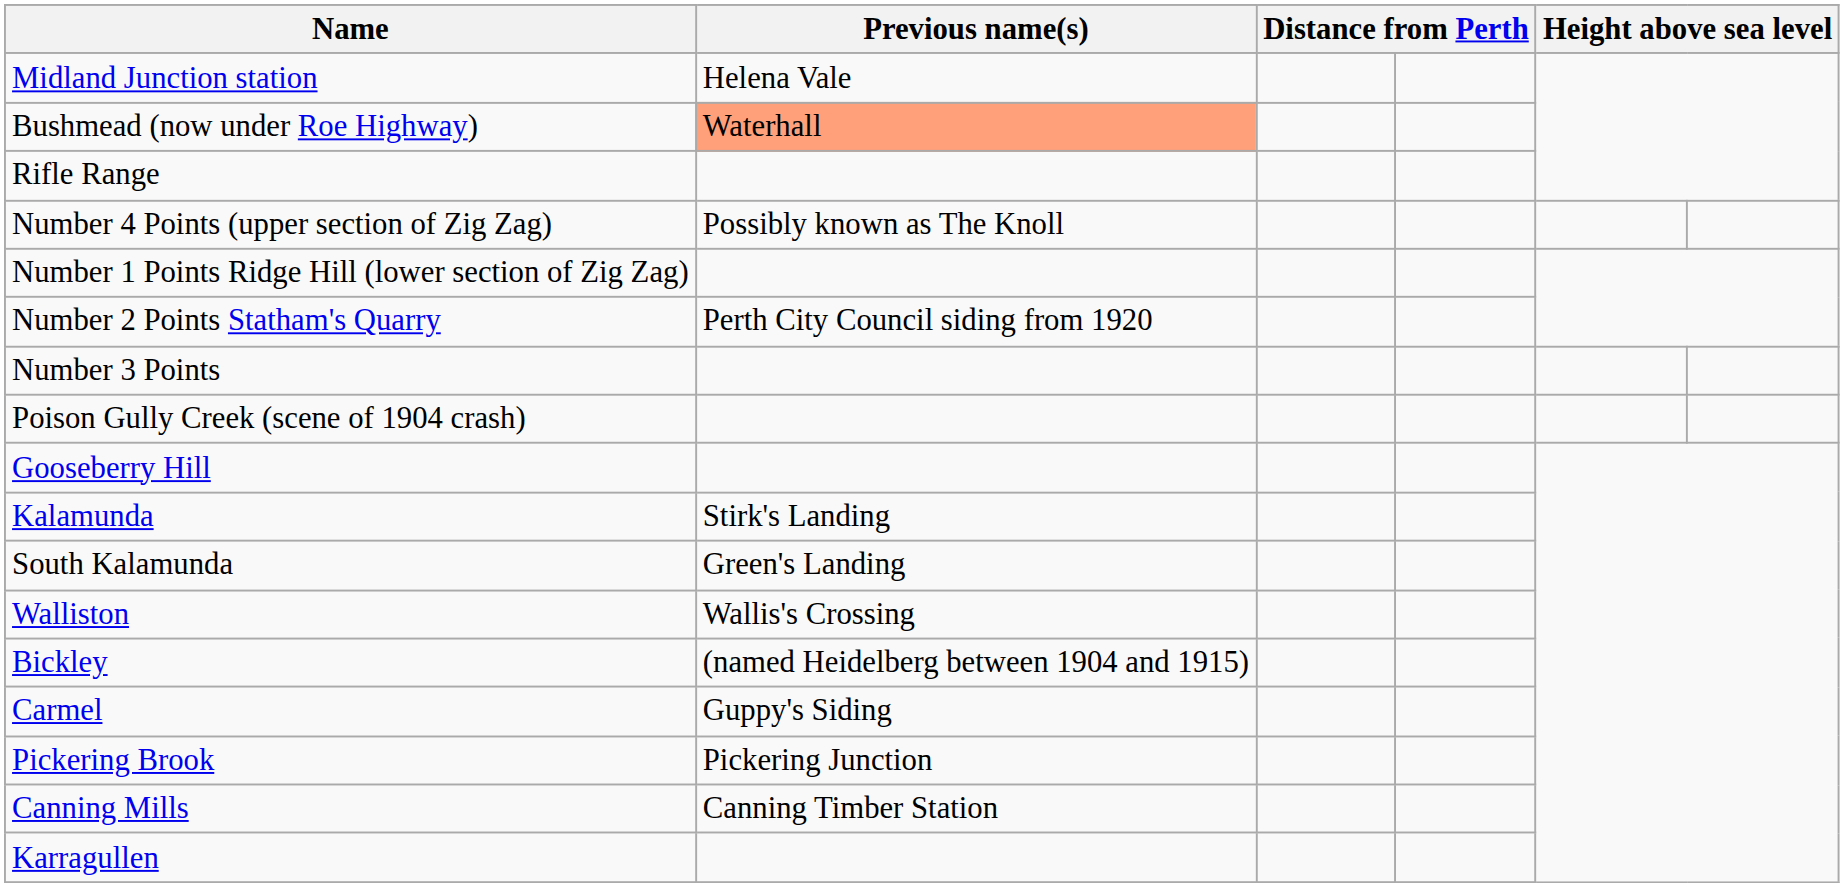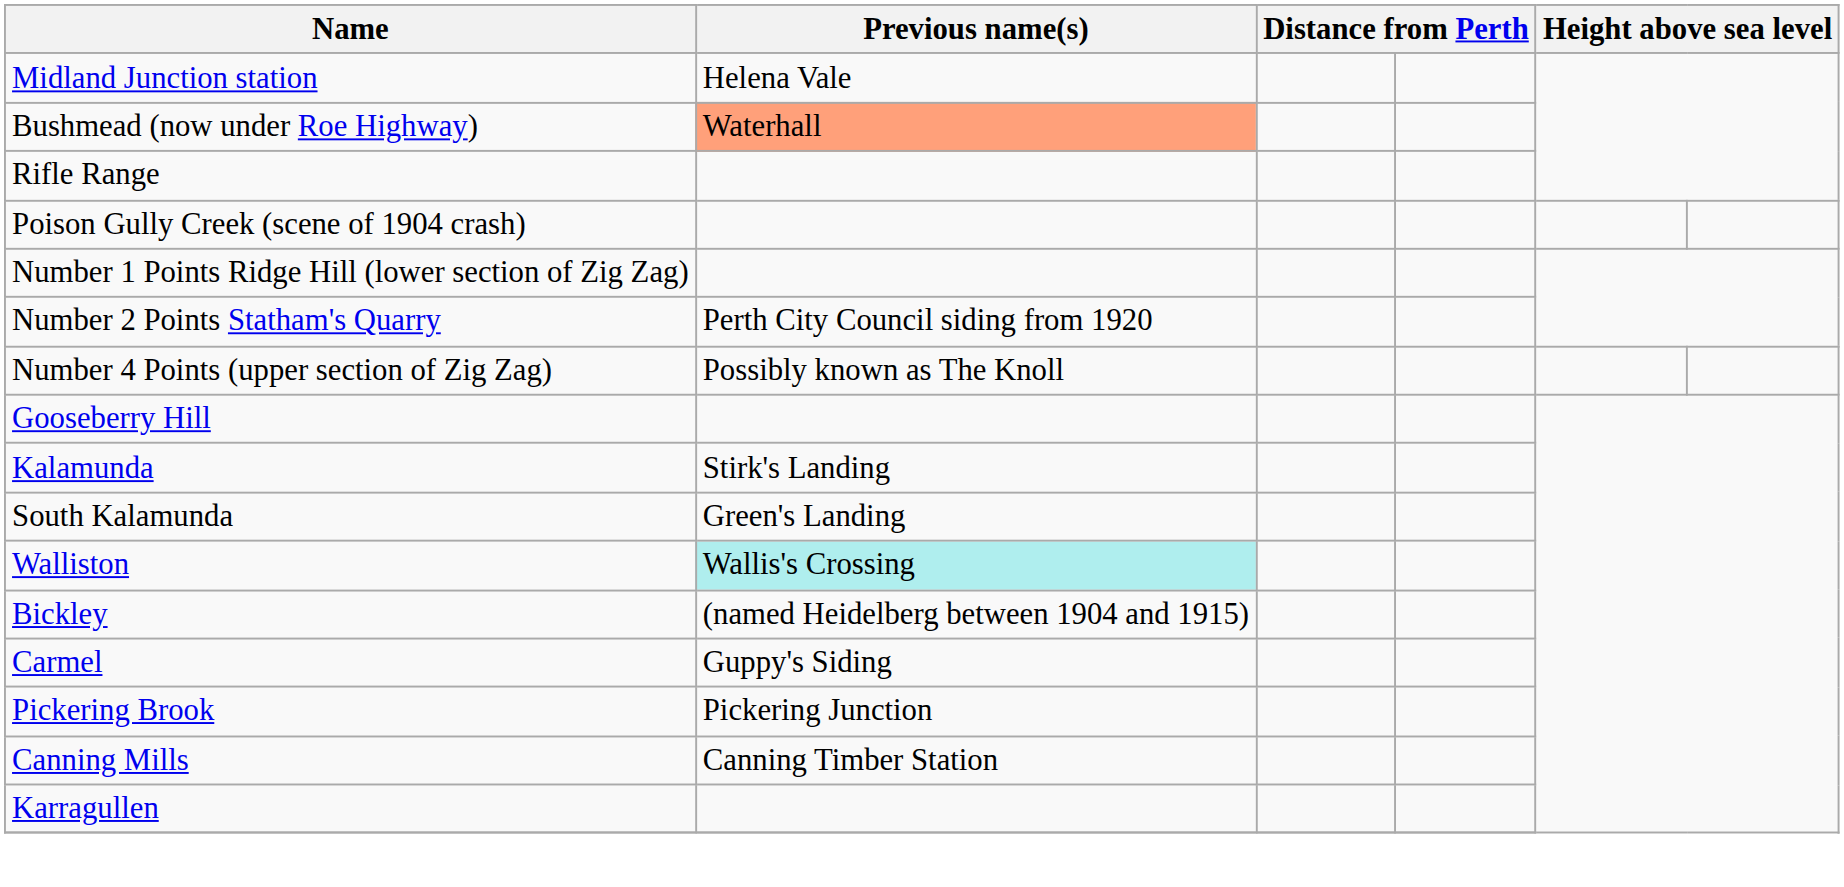rows swapped: (269, 418) <-> (282, 223)
- row: (116, 369)
(809, 613) no background -> (809, 564) paleturquoise background
